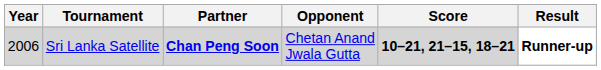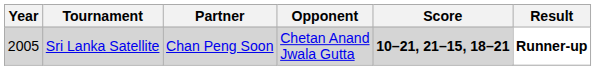(23, 46) 2006 -> (23, 46) 2005
(223, 46) bold -> (220, 46) normal
